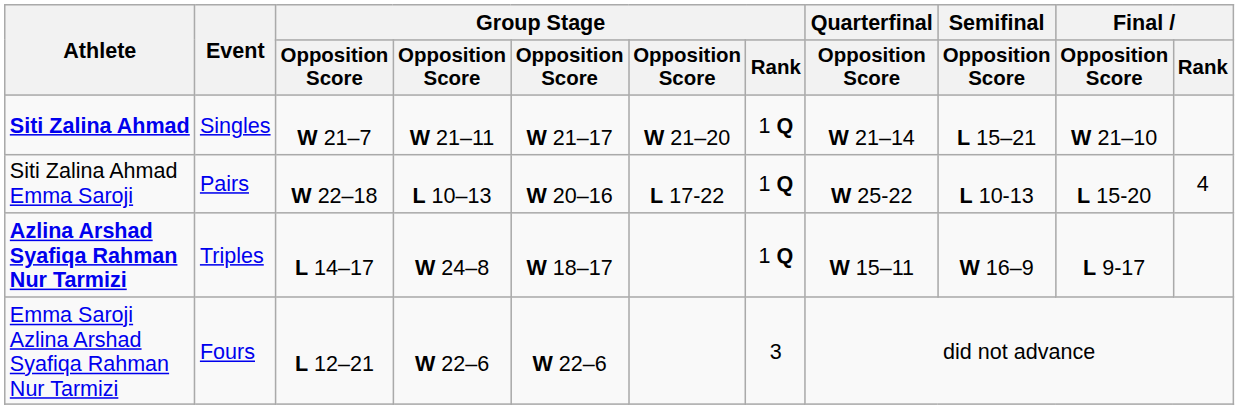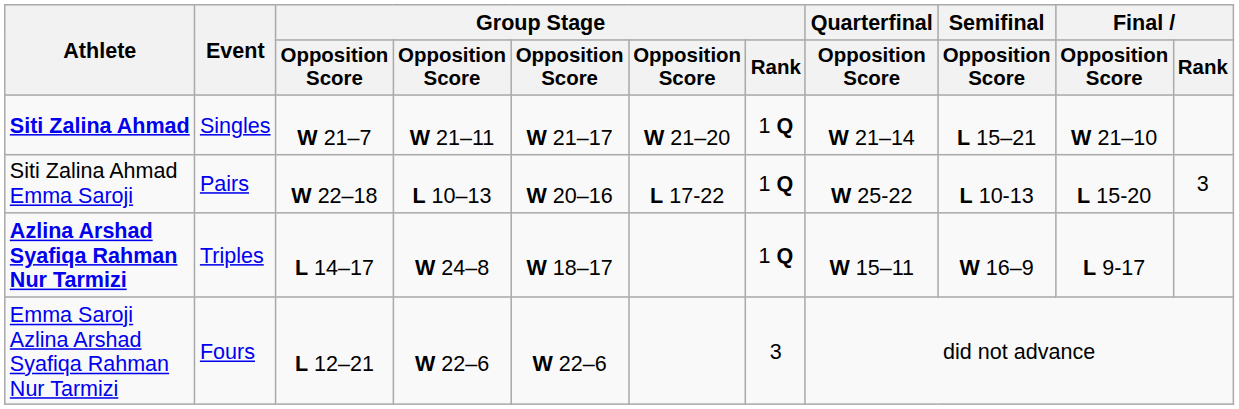(1203, 184) 4 -> (1203, 184) 3
